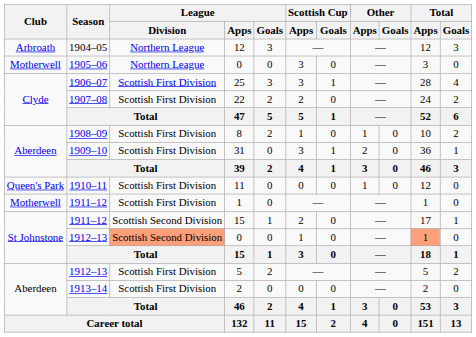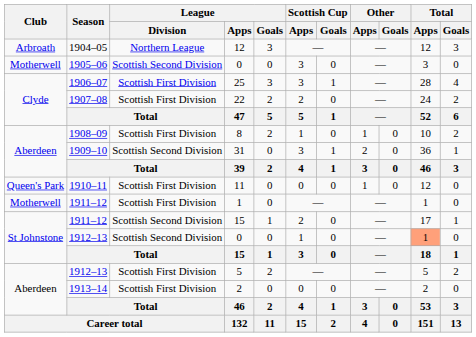(167, 64) Northern League -> (167, 64) Scottish Second Division
(167, 151) Scottish First Division -> (167, 151) Scottish Second Division
(167, 237) lightsalmon background -> (167, 237) no background
